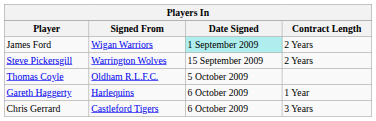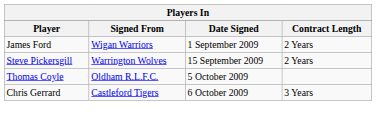(223, 44) paleturquoise background -> (223, 44) no background
- row: (39, 92)
